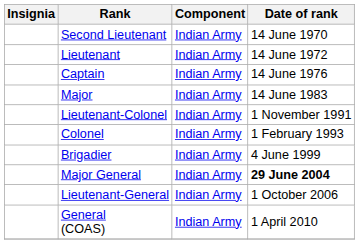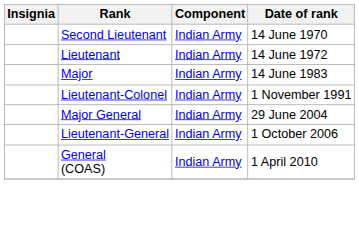- row: (83, 74)
- row: (82, 134)
- row: (86, 154)
(290, 174) bold -> (289, 114) normal
